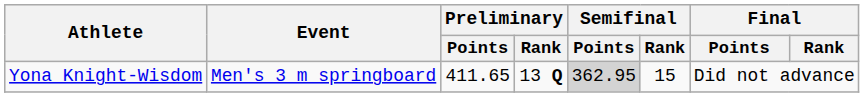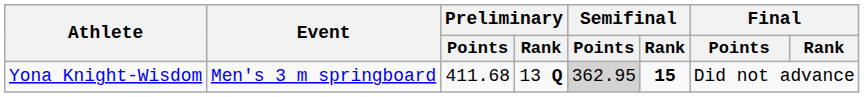(478, 76) 411.65 -> (478, 76) 411.68
(665, 76) normal -> (665, 76) bold
